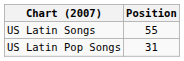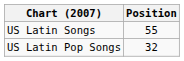(151, 47) 31 -> (151, 47) 32
